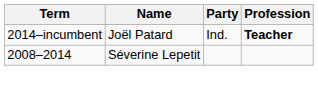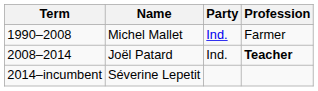+ row: (145, 34)
(55, 34) 2014–incumbent -> (39, 55) 2008–2014
(39, 55) 2008–2014 -> (55, 75) 2014–incumbent
